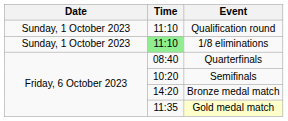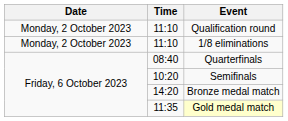(76, 28) Sunday, 1 October 2023 -> (76, 28) Monday, 2 October 2023
(76, 44) Sunday, 1 October 2023 -> (76, 44) Monday, 2 October 2023
(166, 44) lightgreen background -> (166, 44) no background
